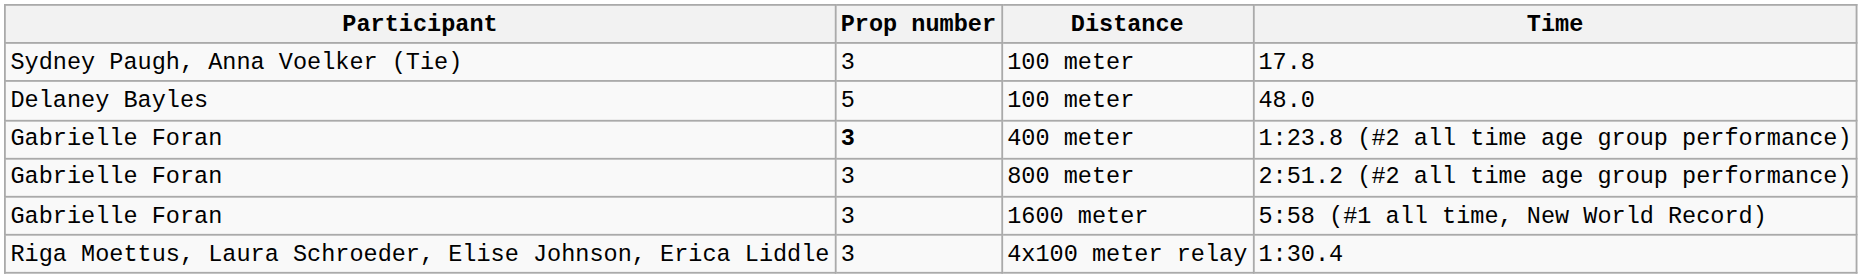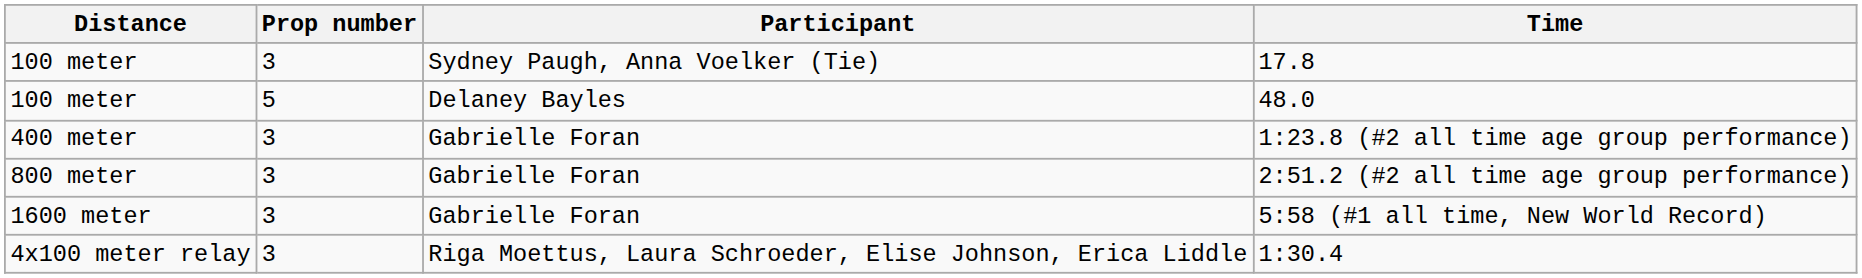columns swapped: (1127, 24) <-> (420, 24)
(848, 139) bold -> (269, 139) normal
